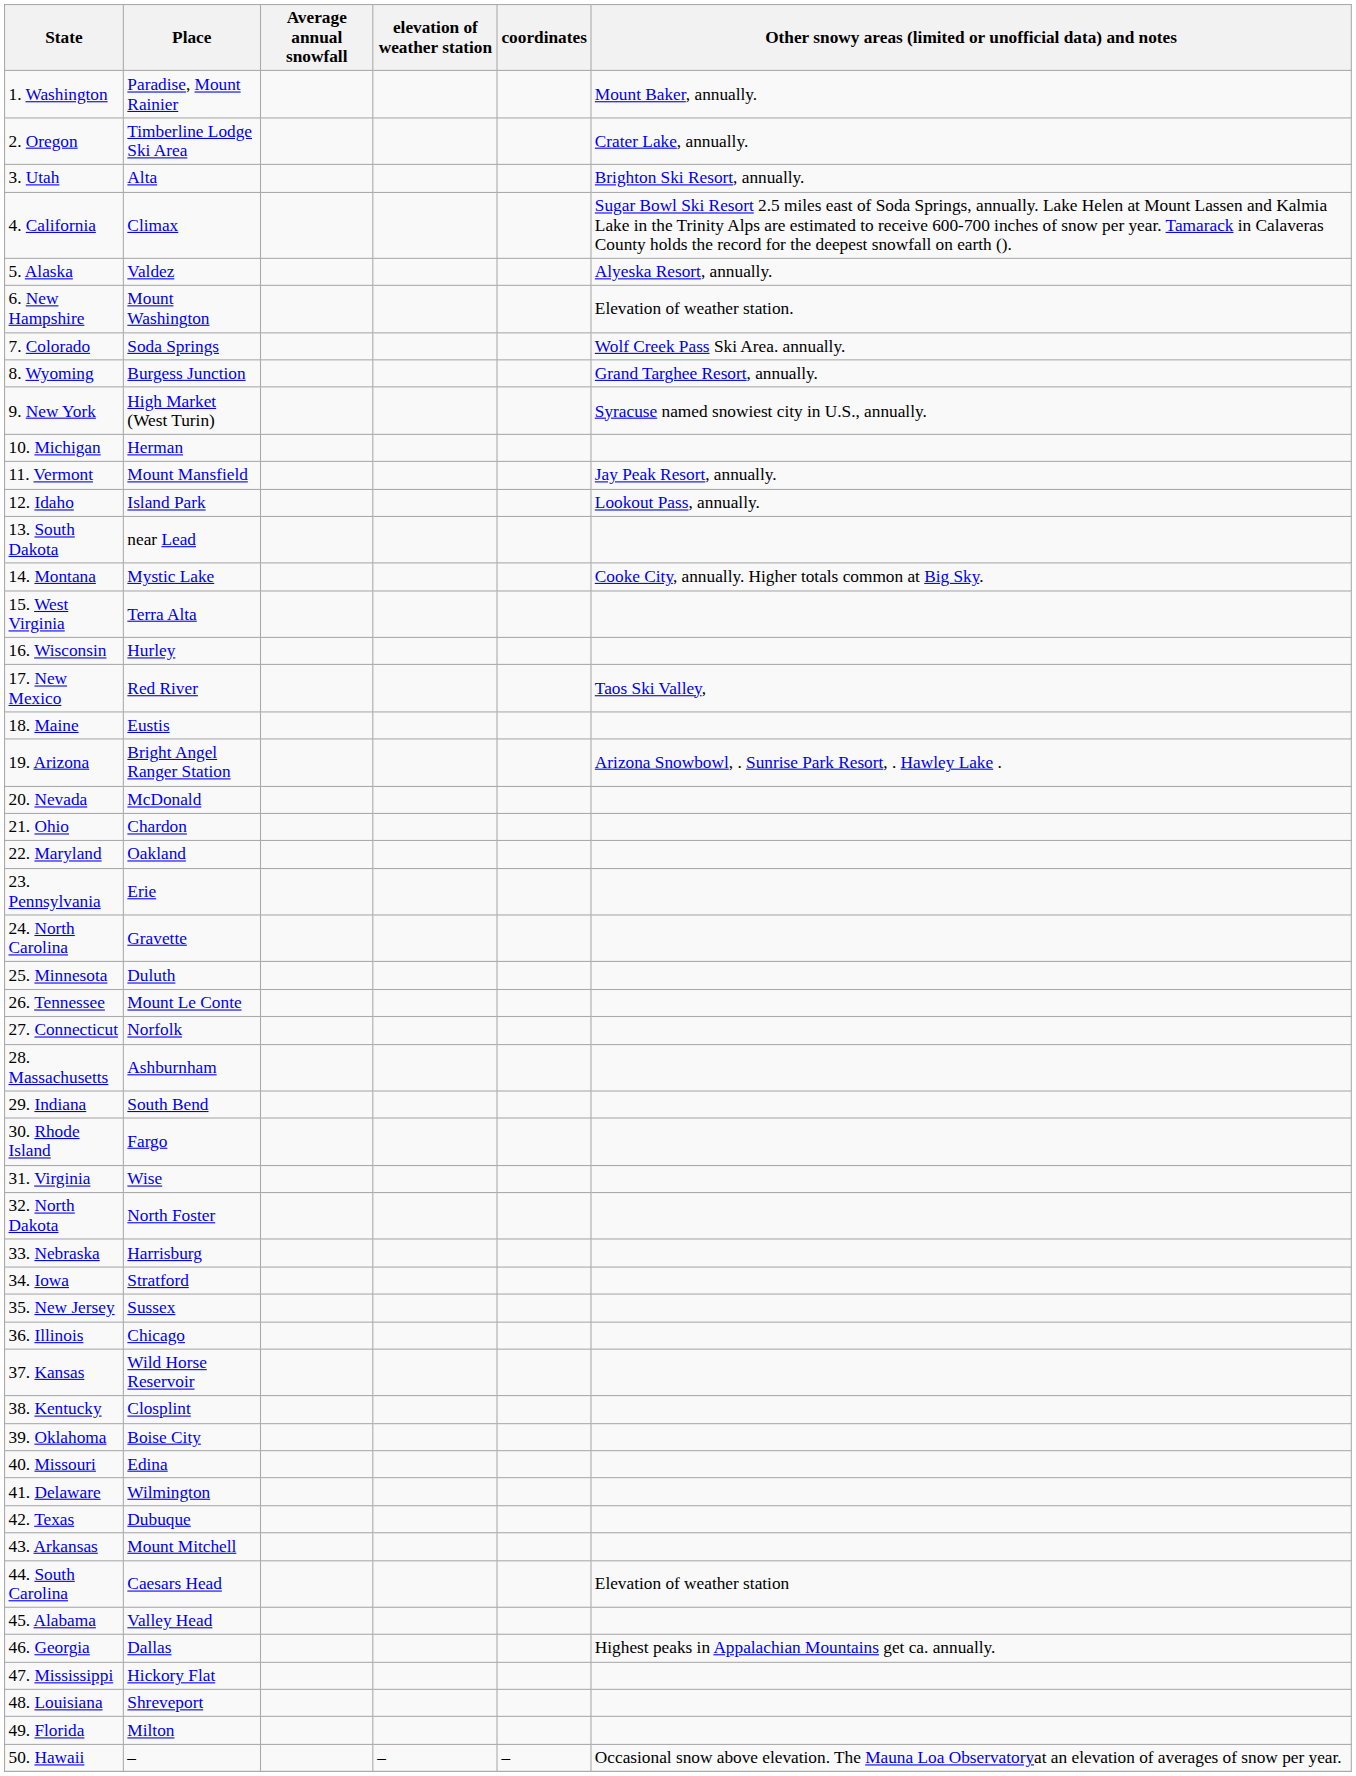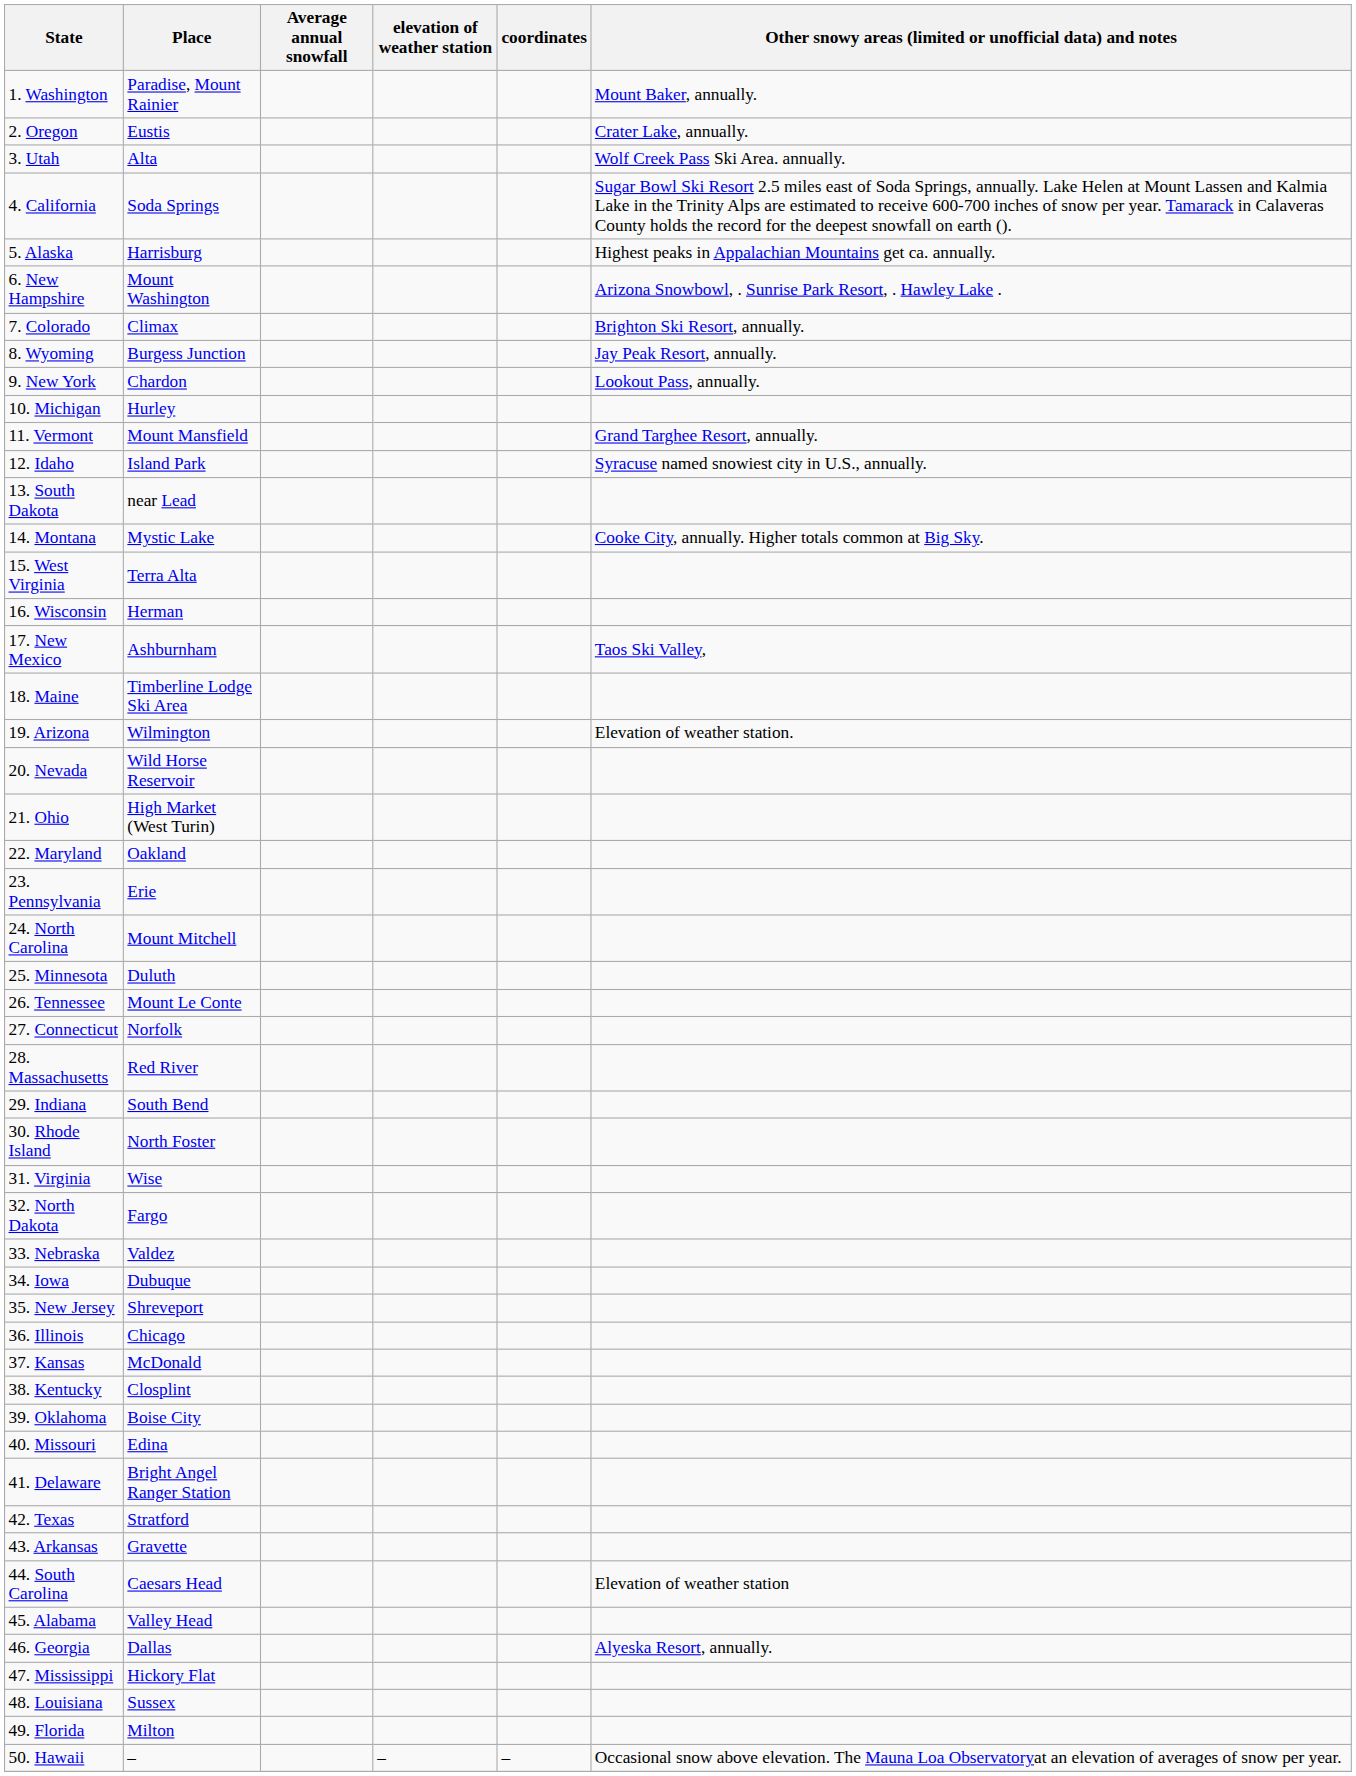(190, 141) Timberline Lodge Ski Area -> (149, 131) Eustis
(700, 178) Brighton Ski Resort, annually. -> (720, 158) Wolf Creek Pass Ski Area. annually.
(153, 225) Climax -> (173, 205) Soda Springs
(151, 271) Valdez -> (165, 252) Harrisburg
(684, 271) Alyeska Resort, annually. -> (795, 252) Highest peaks in Appalachian Mountains get ca. annually.
(694, 308) Elevation of weather station. -> (798, 289) Arizona Snowbowl, . Sunrise Park Resort, . Hawley Lake .
(173, 346) Soda Springs -> (153, 326) Climax
(720, 346) Wolf Creek Pass Ski Area. annually. -> (700, 326) Brighton Ski Resort, annually.
(706, 373) Grand Targhee Resort, annually. -> (686, 354) Jay Peak Resort, annually.
(172, 410) High Market (West Turin) -> (157, 381) Chardon
(761, 410) Syracuse named snowiest city in U.S., annually. -> (677, 381) Lookout Pass, annually.
(155, 447) Herman -> (151, 408) Hurley
(686, 475) Jay Peak Resort, annually. -> (706, 436) Grand Targhee Resort, annually.
(677, 502) Lookout Pass, annually. -> (761, 463) Syracuse named snowiest city in U.S., annually.
(151, 651) Hurley -> (155, 612) Herman
(163, 688) Red River -> (172, 649) Ashburnham
(149, 725) Eustis -> (190, 696) Timberline Lodge Ski Area
(179, 762) Bright Angel Ranger Station -> (169, 733) Wilmington
(798, 762) Arizona Snowbowl, . Sunrise Park Resort, . Hawley Lake . -> (694, 733) Elevation of weather station.
(164, 799) McDonald -> (167, 770) Wild Horse Reservoir
(157, 826) Chardon -> (172, 817) High Market (West Turin)
(157, 938) Gravette -> (182, 938) Mount Mitchell
(172, 1067) Ashburnham -> (163, 1067) Red River
(147, 1141) Fargo -> (171, 1141) North Foster
(171, 1215) North Foster -> (147, 1215) Fargo
(165, 1253) Harrisburg -> (151, 1253) Valdez
(158, 1280) Stratford -> (159, 1280) Dubuque
(151, 1307) Sussex -> (165, 1307) Shreveport
(167, 1372) Wild Horse Reservoir -> (164, 1362) McDonald
(169, 1491) Wilmington -> (179, 1482) Bright Angel Ranger Station
(159, 1519) Dubuque -> (158, 1519) Stratford
(182, 1546) Mount Mitchell -> (157, 1546) Gravette
(795, 1648) Highest peaks in Appalachian Mountains get ca. annually. -> (684, 1648) Alyeska Resort, annually.
(165, 1703) Shreveport -> (151, 1703) Sussex
